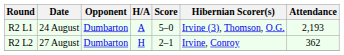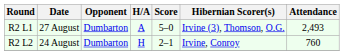(59, 27) 24 August -> (59, 27) 27 August
(313, 27) 2,193 -> (313, 27) 2,493
(59, 43) 27 August -> (59, 43) 24 August
(313, 43) 362 -> (313, 43) 760
